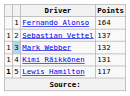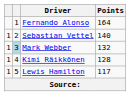(104, 35) 137 -> (104, 35) 140
(104, 60) 131 -> (104, 60) 128
(8, 72) bold -> (8, 72) normal
